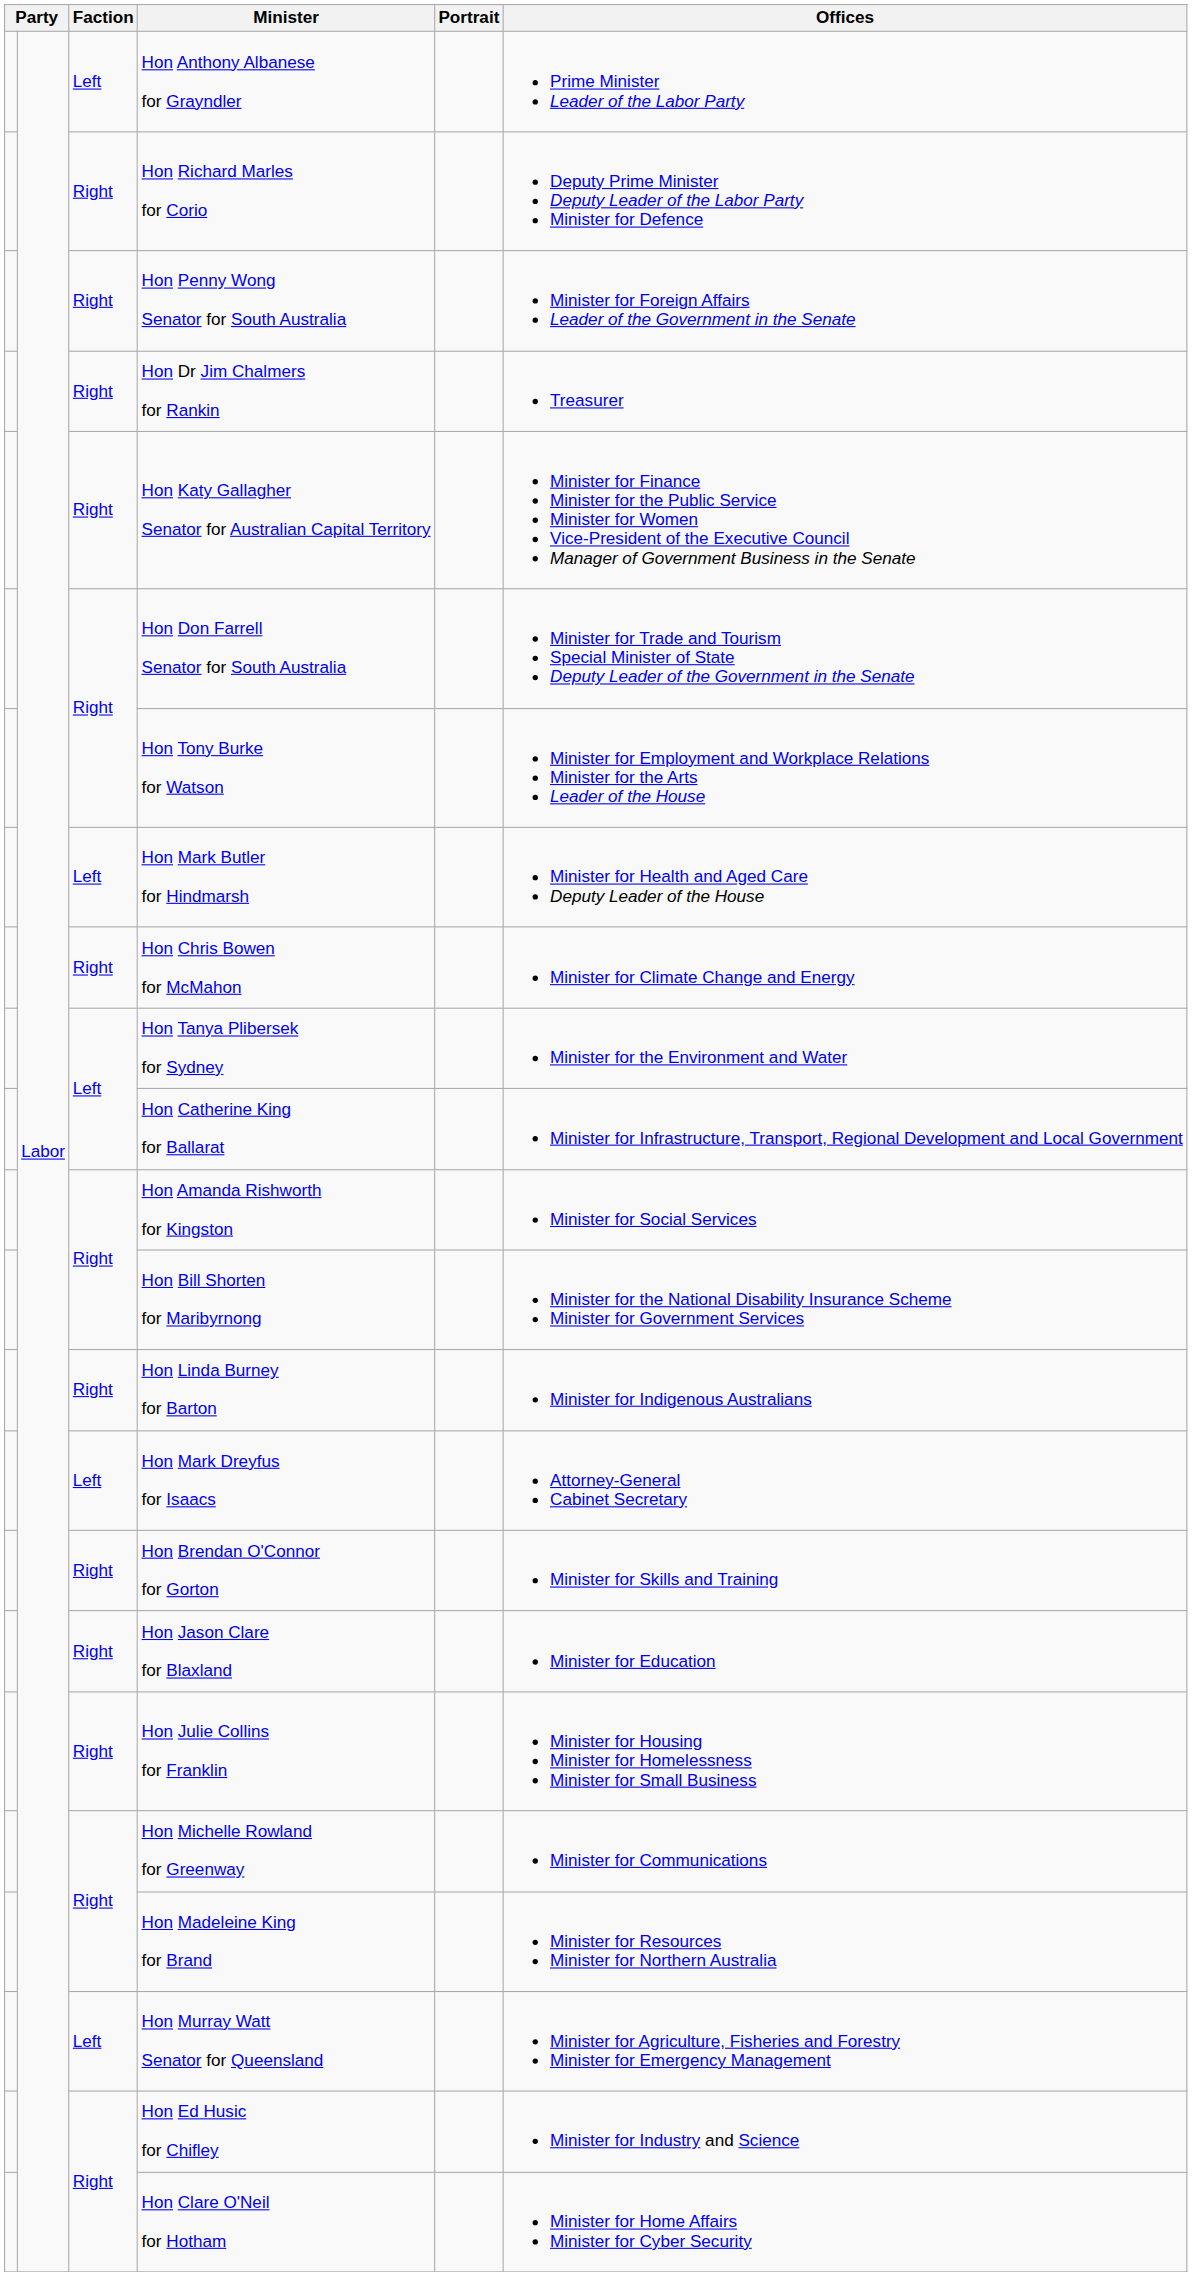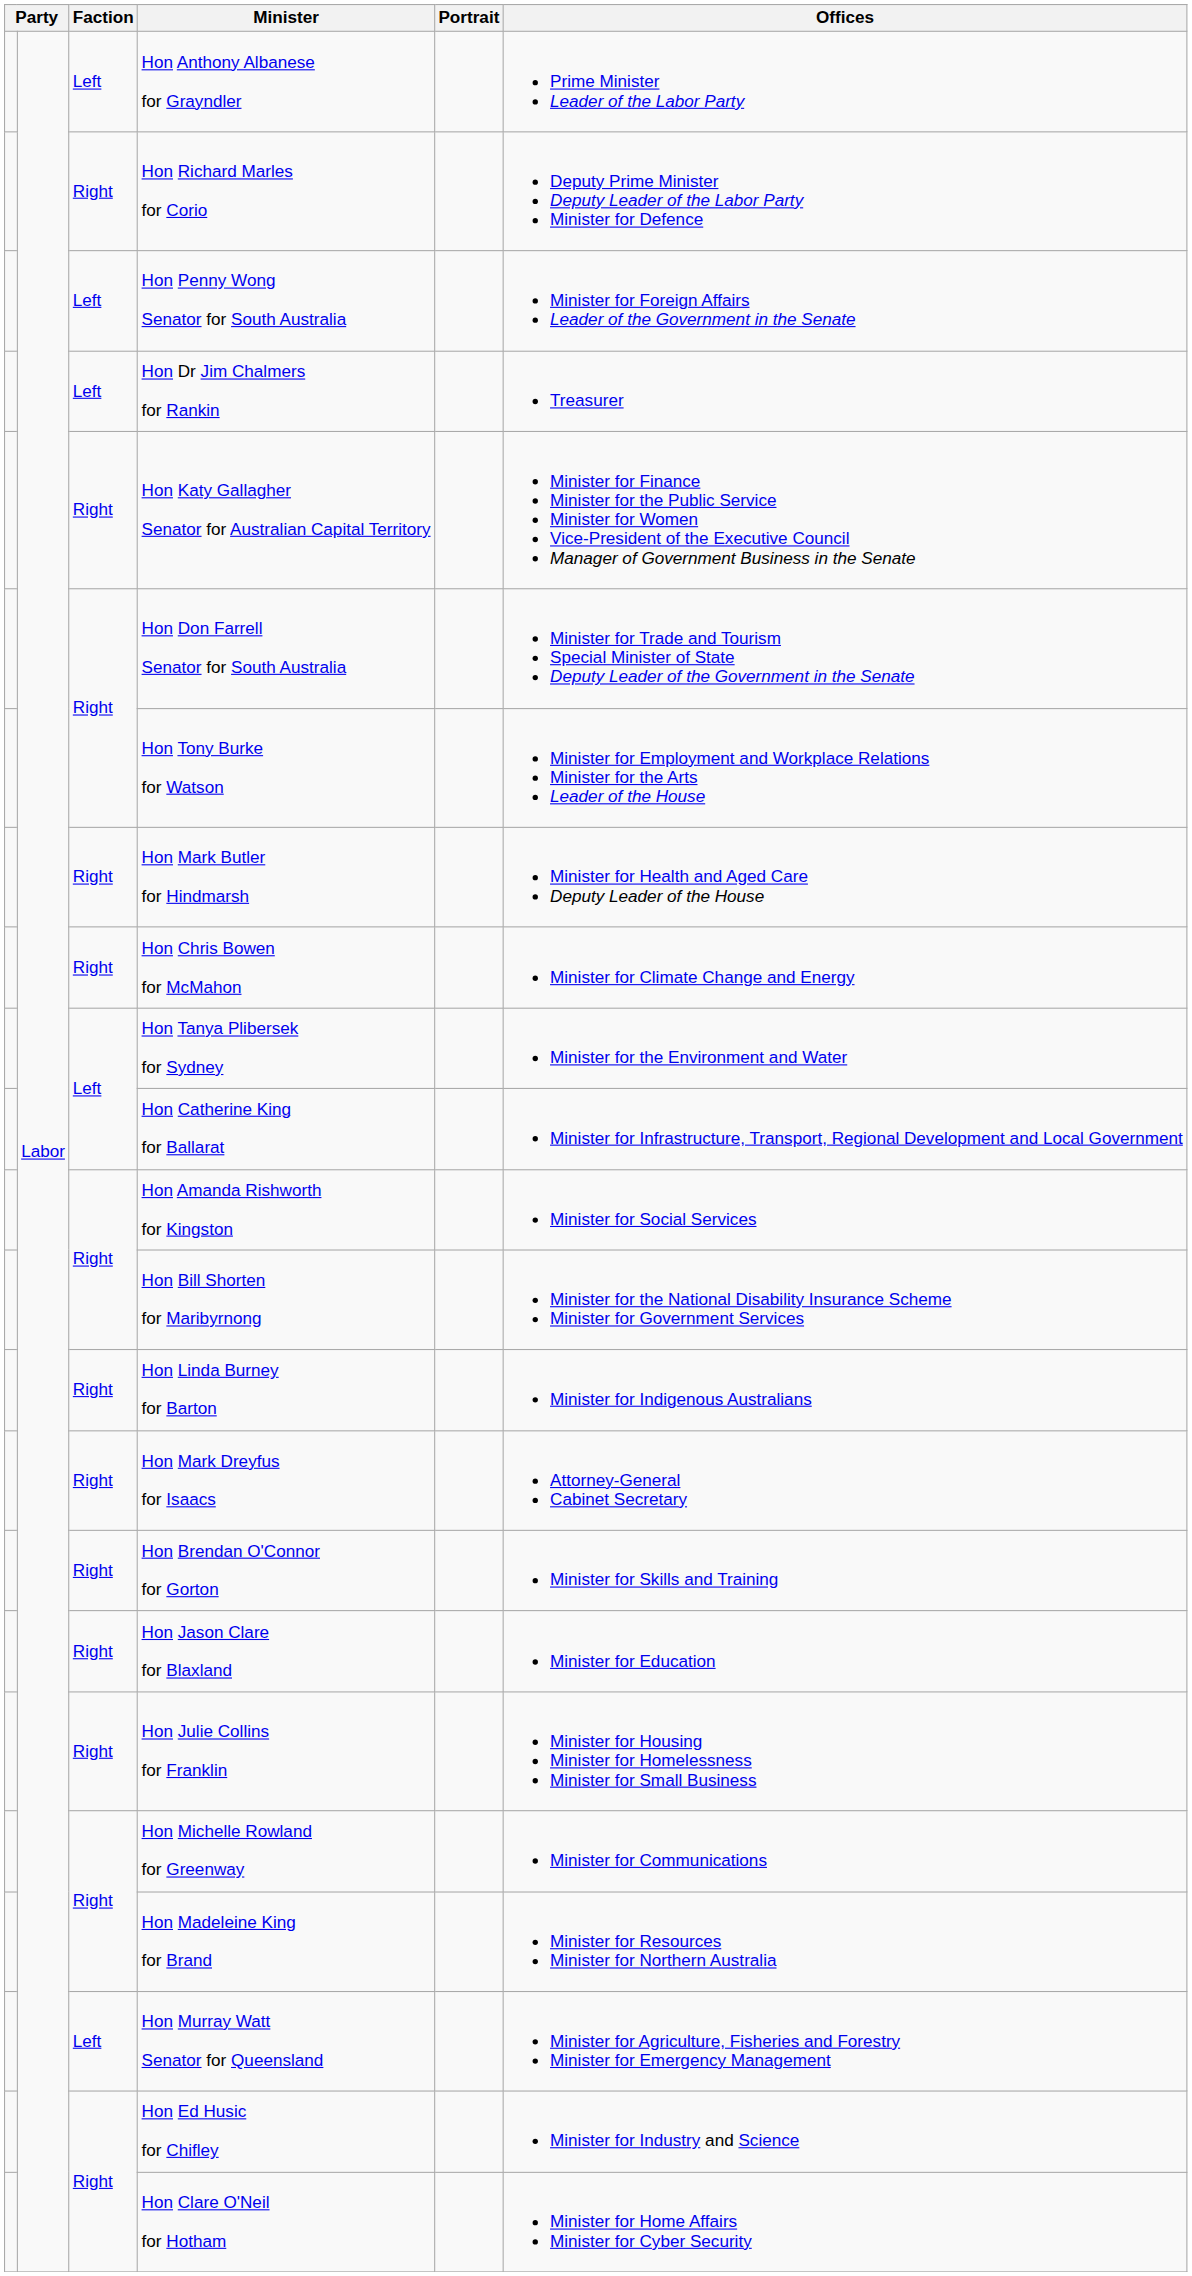(93, 300) Right -> (87, 300) Left
(93, 390) Right -> (87, 390) Left
(87, 877) Left -> (93, 877) Right
(87, 1480) Left -> (93, 1480) Right
